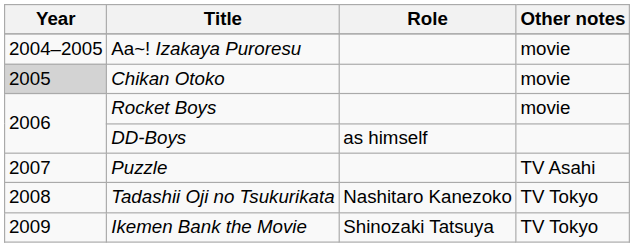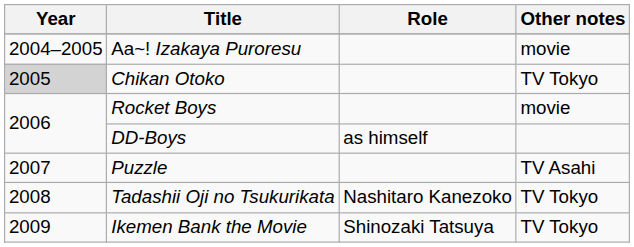(545, 78) movie -> (559, 78) TV Tokyo
